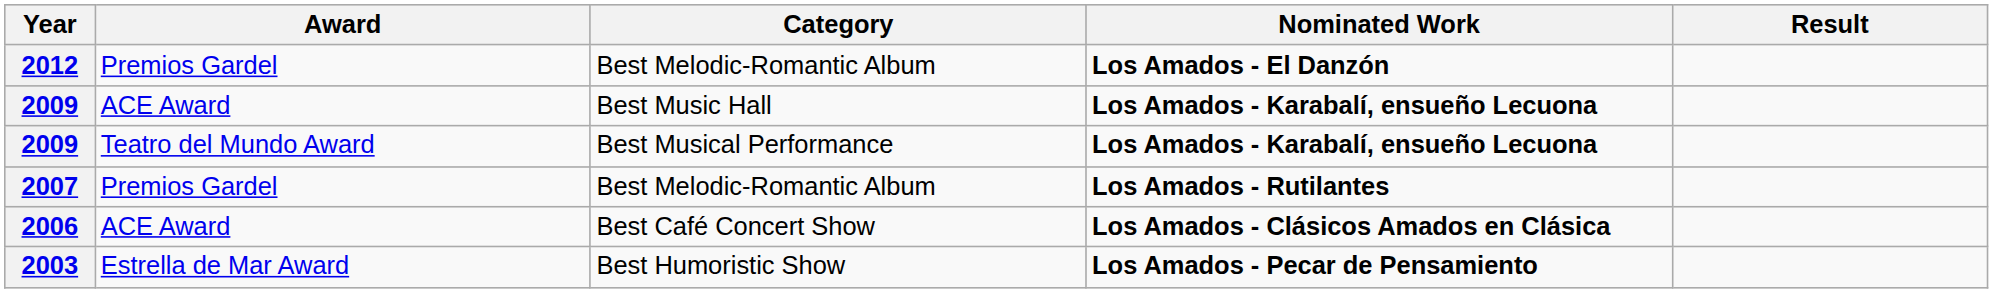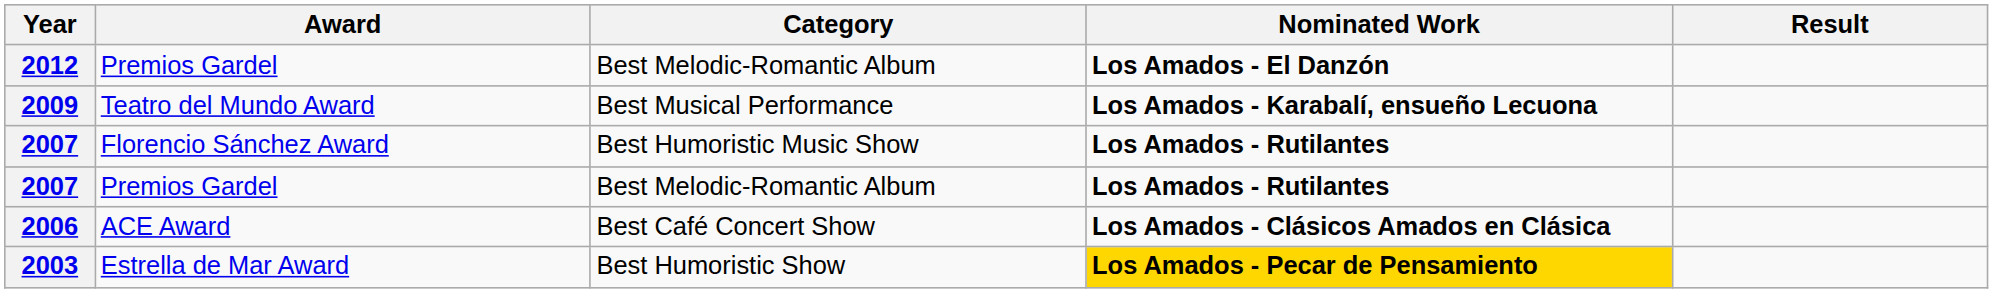- row: (50, 105)
+ row: (50, 145)
(1315, 266) no background -> (1315, 266) gold background
